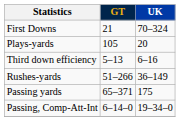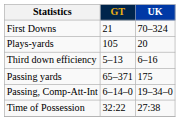- row: (34, 76)
+ row: (46, 108)
